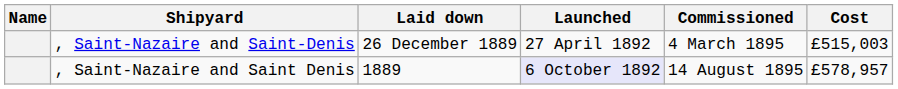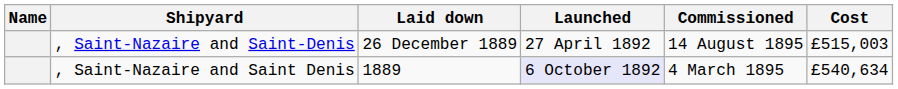(726, 44) 4 March 1895 -> (736, 44) 14 August 1895
(736, 70) 14 August 1895 -> (726, 70) 4 March 1895
(850, 70) £578,957 -> (850, 70) £540,634
